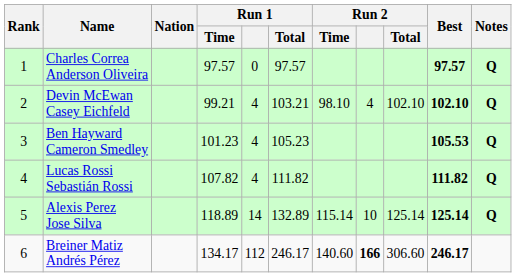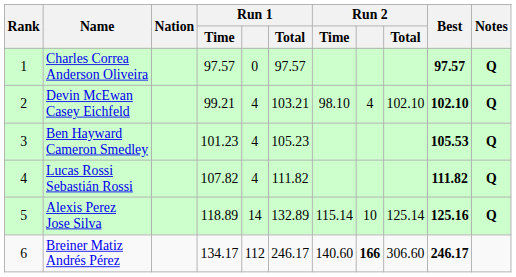(450, 216) 125.14 -> (450, 216) 125.16
